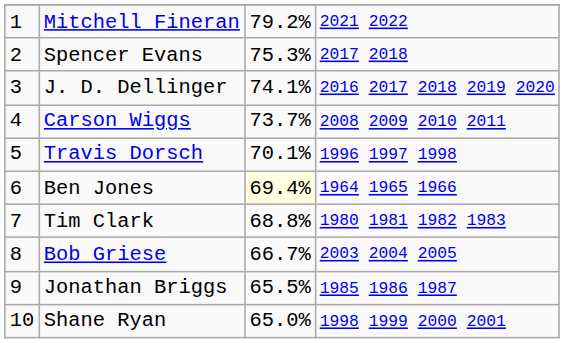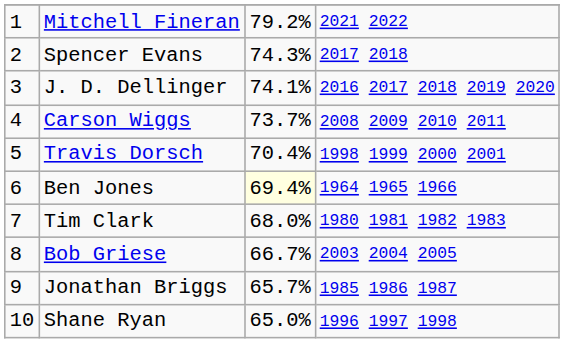(280, 55) 75.3% -> (280, 55) 74.3%
(280, 154) 70.1% -> (280, 154) 70.4%
(388, 154) 1996 1997 1998 -> (413, 154) 1998 1999 2000 2001
(280, 221) 68.8% -> (280, 221) 68.0%
(280, 288) 65.5% -> (280, 288) 65.7%
(413, 321) 1998 1999 2000 2001 -> (388, 321) 1996 1997 1998
